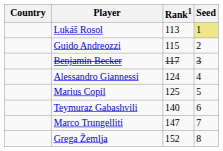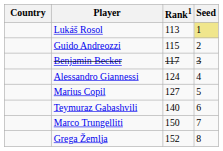(172, 92) 125 -> (172, 92) 127
(172, 123) 147 -> (172, 123) 150
